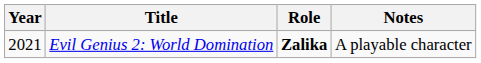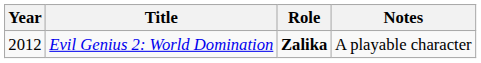(25, 44) 2021 -> (25, 44) 2012
